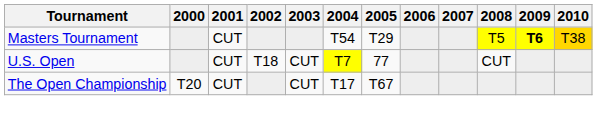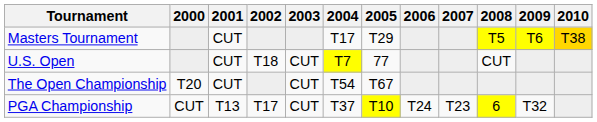(343, 39) T54 -> (343, 39) T17
(535, 39) bold -> (535, 39) normal
(343, 84) T17 -> (343, 84) T54
+ row: (70, 106)
